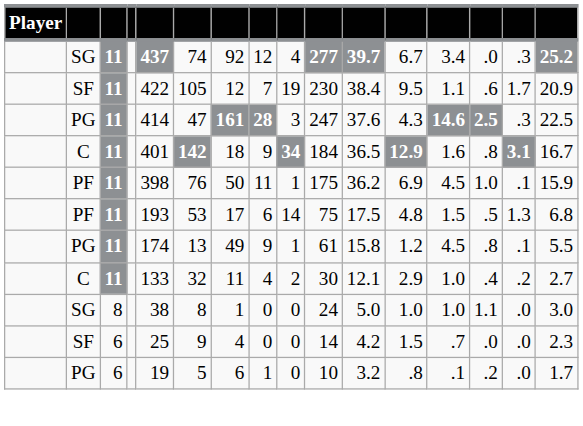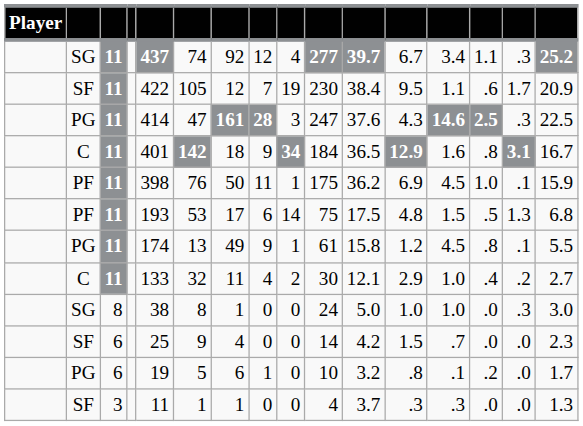(491, 57) .0 -> (486, 57) 1.1
(486, 309) 1.1 -> (491, 309) .0
(524, 309) .0 -> (524, 309) .3
+ row: (83, 404)
